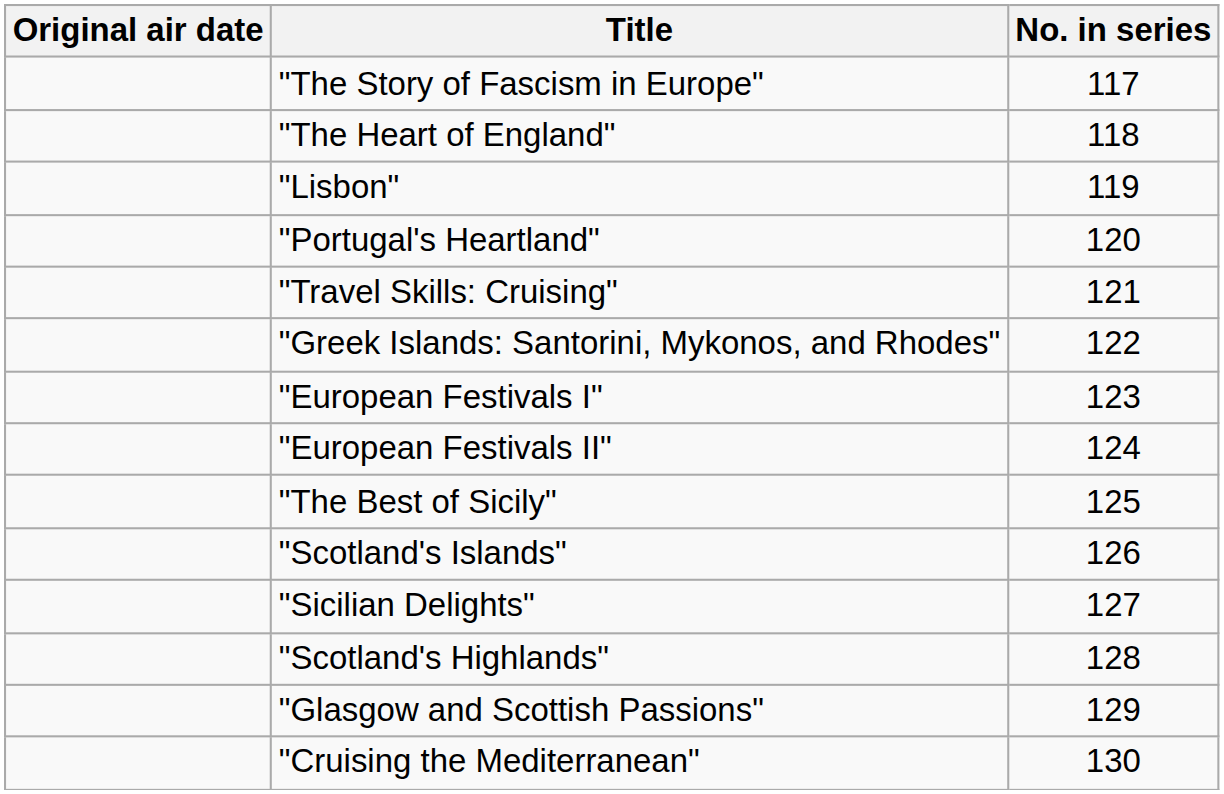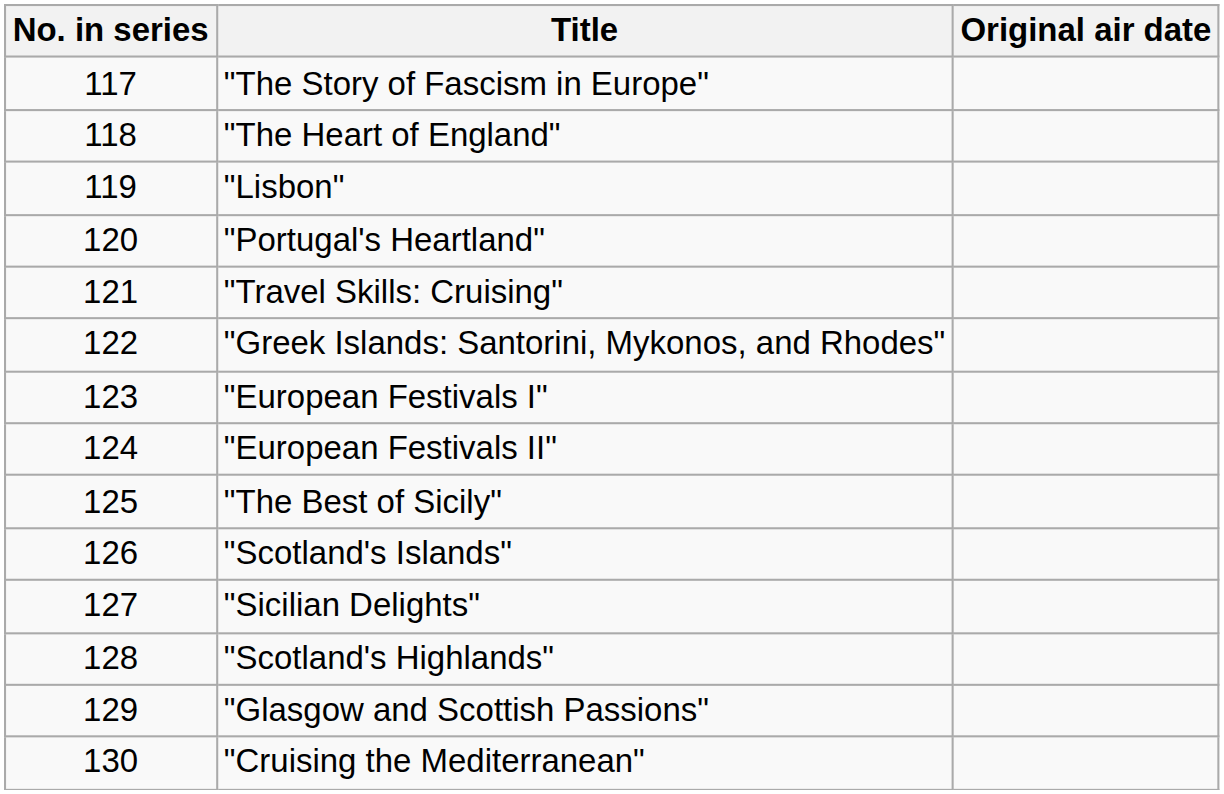columns swapped: (1113, 30) <-> (138, 30)
